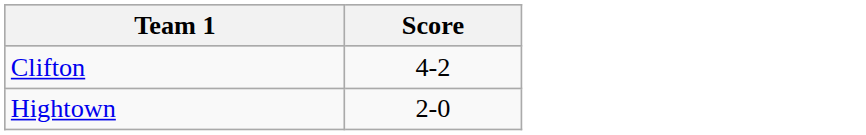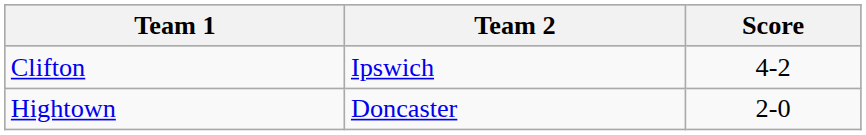+ column: (515, 25)
